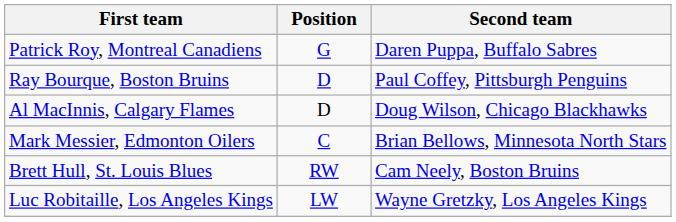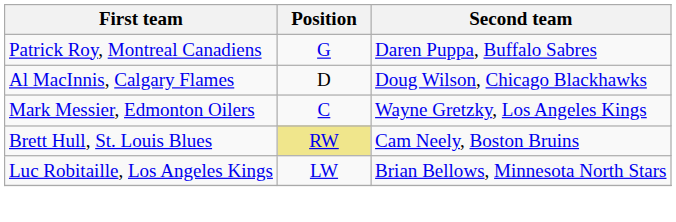- row: (119, 79)
(521, 140) Brian Bellows, Minnesota North Stars -> (511, 110) Wayne Gretzky, Los Angeles Kings
(324, 170) no background -> (324, 140) khaki background
(511, 200) Wayne Gretzky, Los Angeles Kings -> (521, 170) Brian Bellows, Minnesota North Stars
